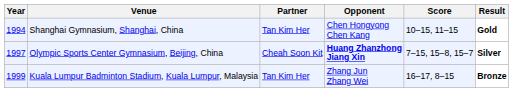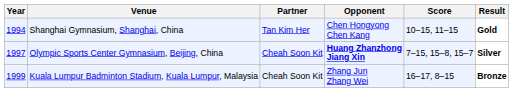(286, 76) Tan Kim Her -> (292, 76) Cheah Soon Kit
